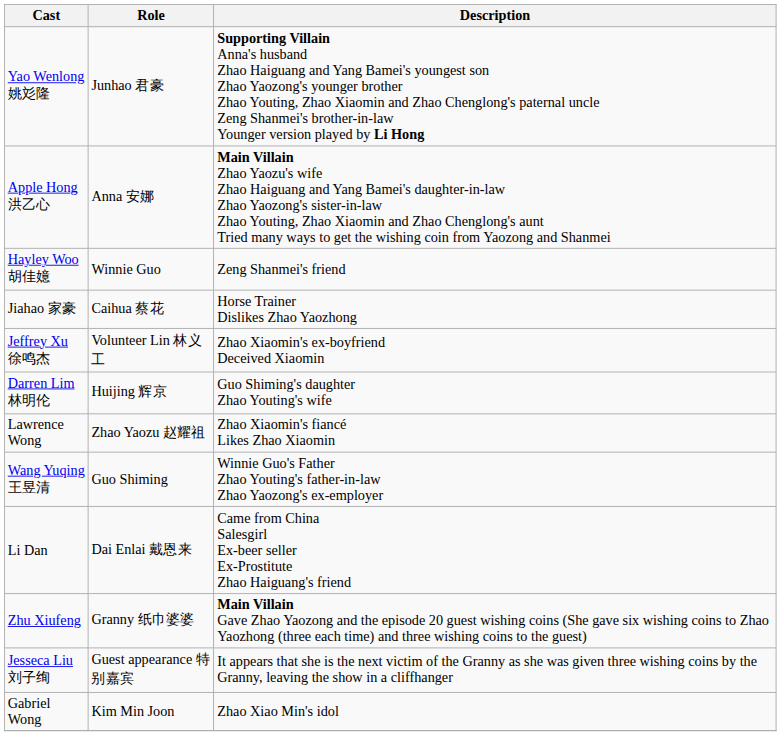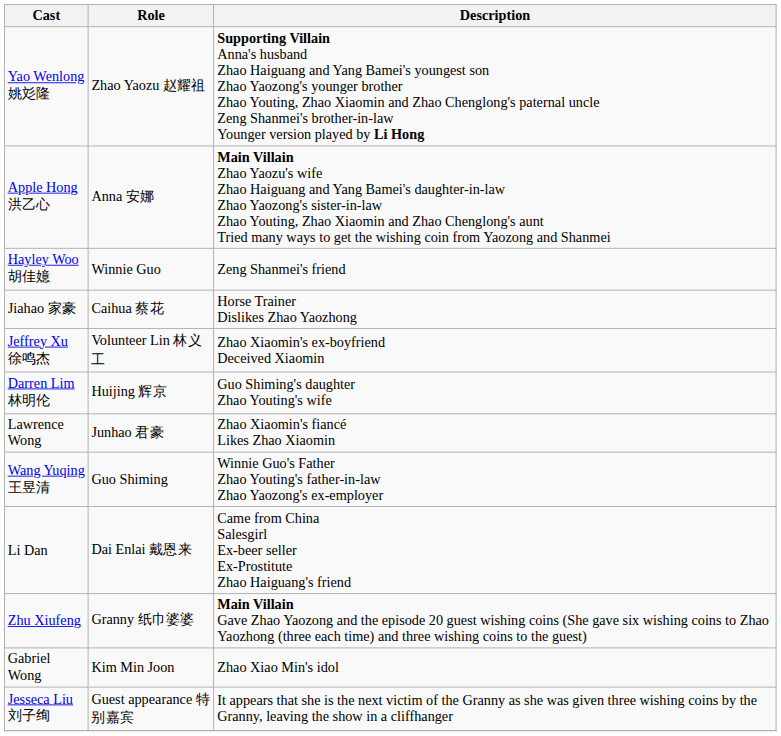(128, 85) Junhao 君豪 -> (149, 85) Zhao Yaozu 赵耀祖
(149, 432) Zhao Yaozu 赵耀祖 -> (128, 432) Junhao 君豪
rows swapped: (40, 669) <-> (29, 711)
